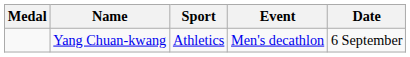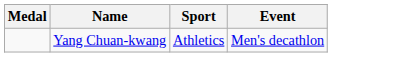- column: (367, 16)
